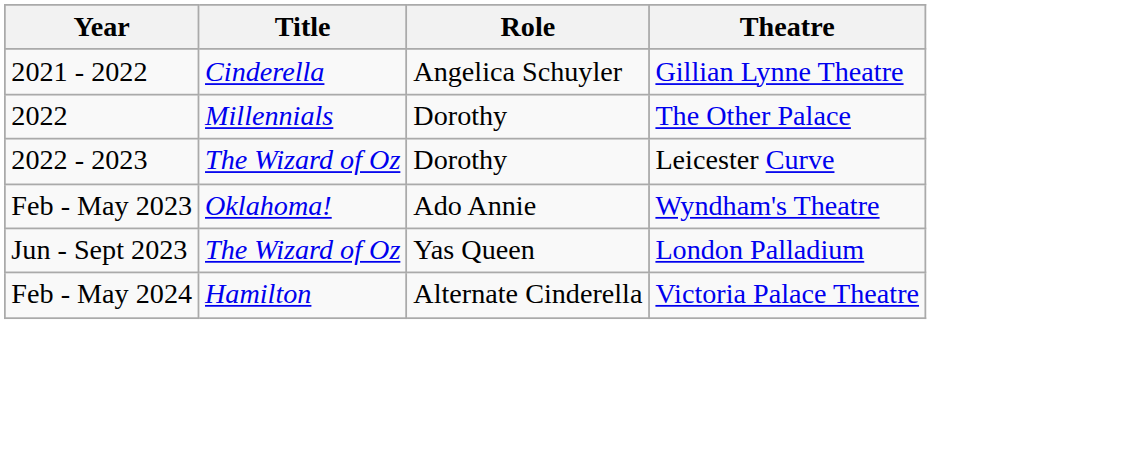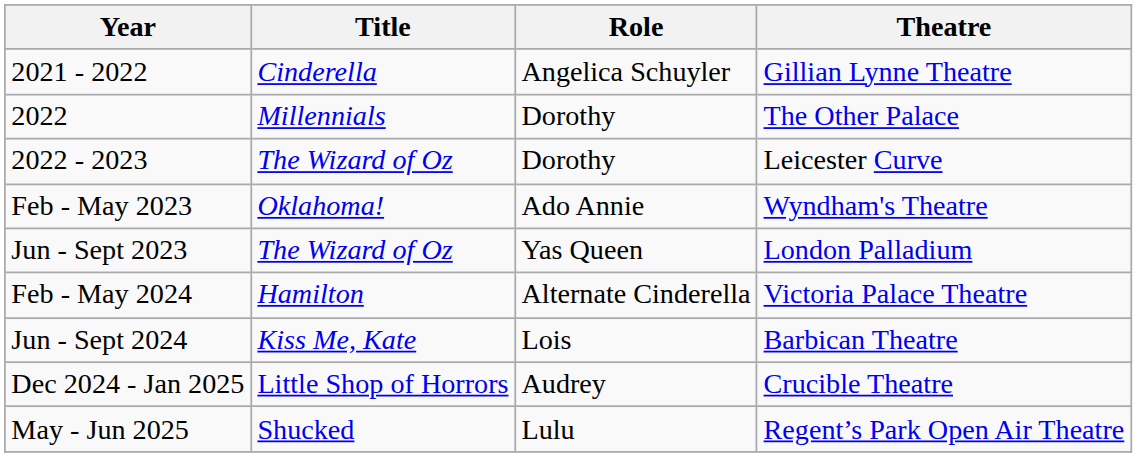+ row: (99, 339)
+ row: (128, 384)
+ row: (100, 428)
